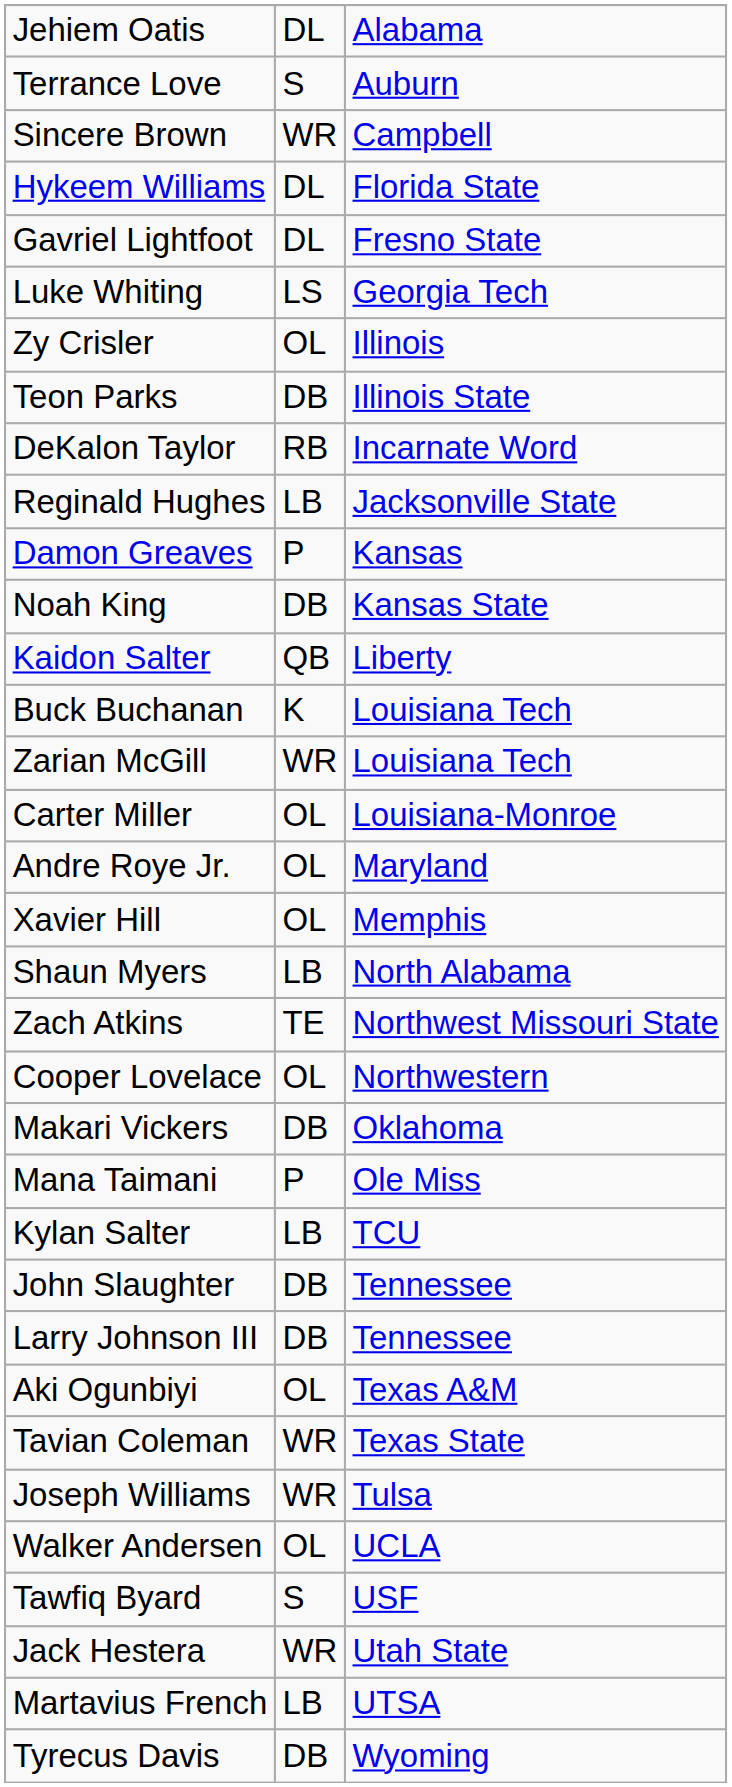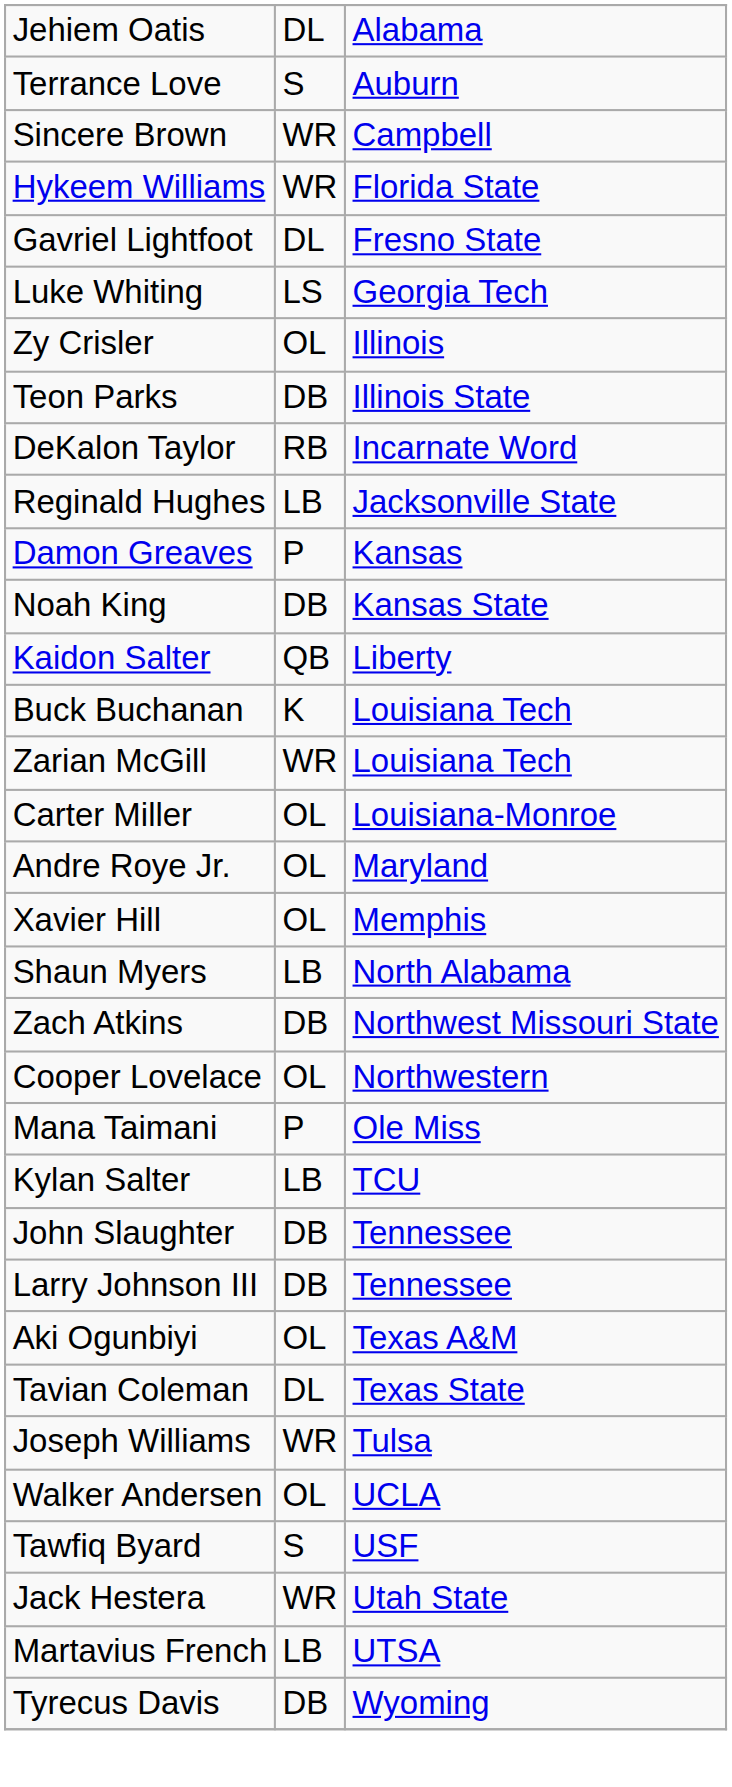(303, 187) DL -> (310, 187) WR
(303, 1023) TE -> (305, 1023) DB
- row: (120, 1128)
(310, 1441) WR -> (303, 1389) DL
